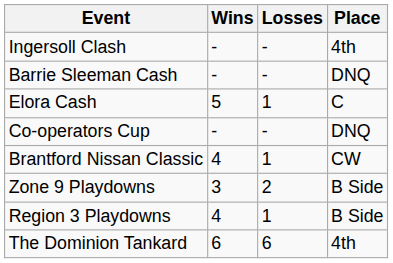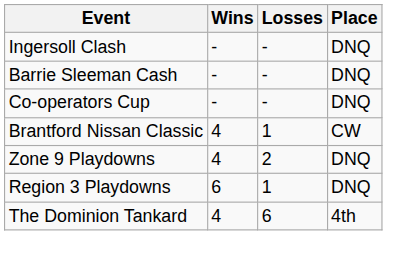(343, 46) 4th -> (351, 46) DNQ
- row: (53, 103)
(216, 187) 3 -> (216, 159) 4
(357, 187) B Side -> (351, 159) DNQ
(216, 215) 4 -> (216, 187) 6
(357, 215) B Side -> (351, 187) DNQ
(216, 243) 6 -> (216, 215) 4
